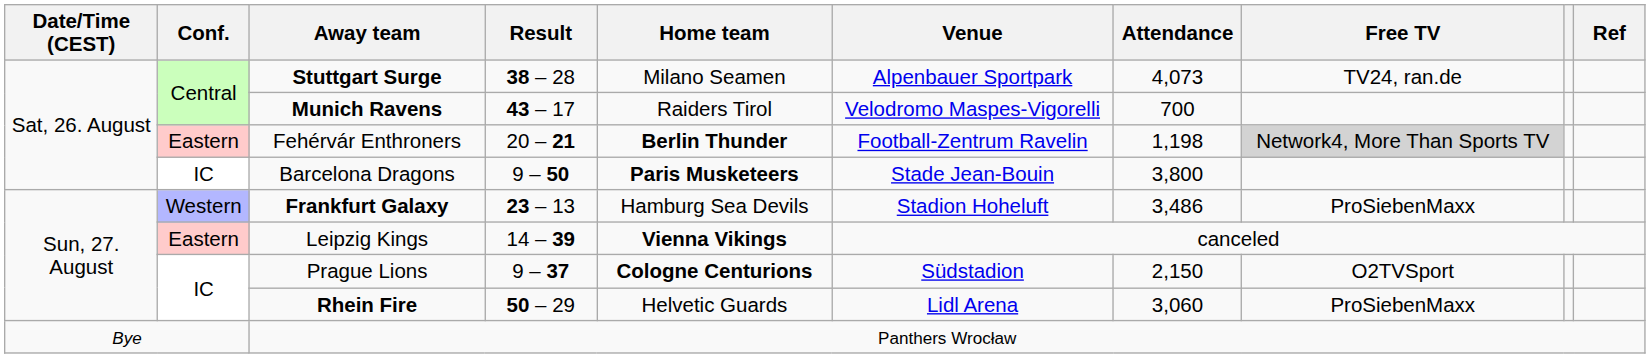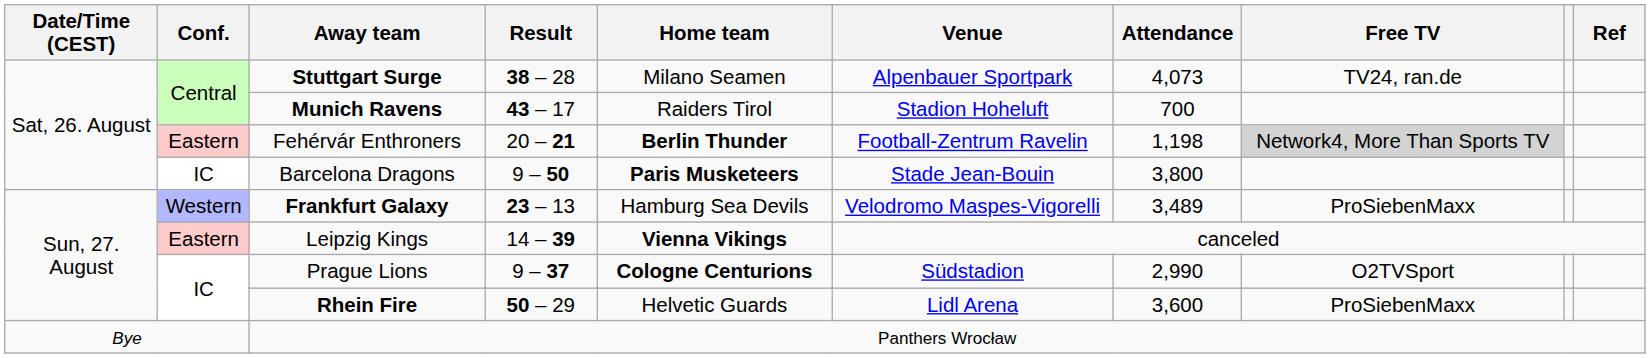(973, 109) Velodromo Maspes-Vigorelli -> (973, 109) Stadion Hoheluft
(973, 206) Stadion Hoheluft -> (973, 206) Velodromo Maspes-Vigorelli
(1177, 206) 3,486 -> (1177, 206) 3,489
(1177, 271) 2,150 -> (1177, 271) 2,990
(1177, 304) 3,060 -> (1177, 304) 3,600
